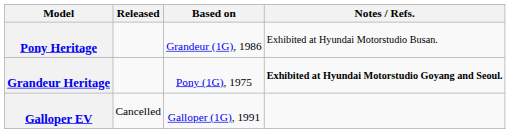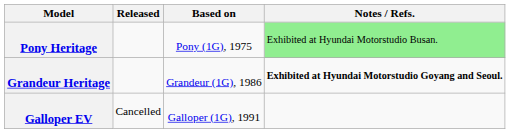(214, 46) Grandeur (1G), 1986 -> (214, 46) Pony (1G), 1975
(352, 40) no background -> (352, 40) lightgreen background
(214, 82) Pony (1G), 1975 -> (214, 82) Grandeur (1G), 1986
